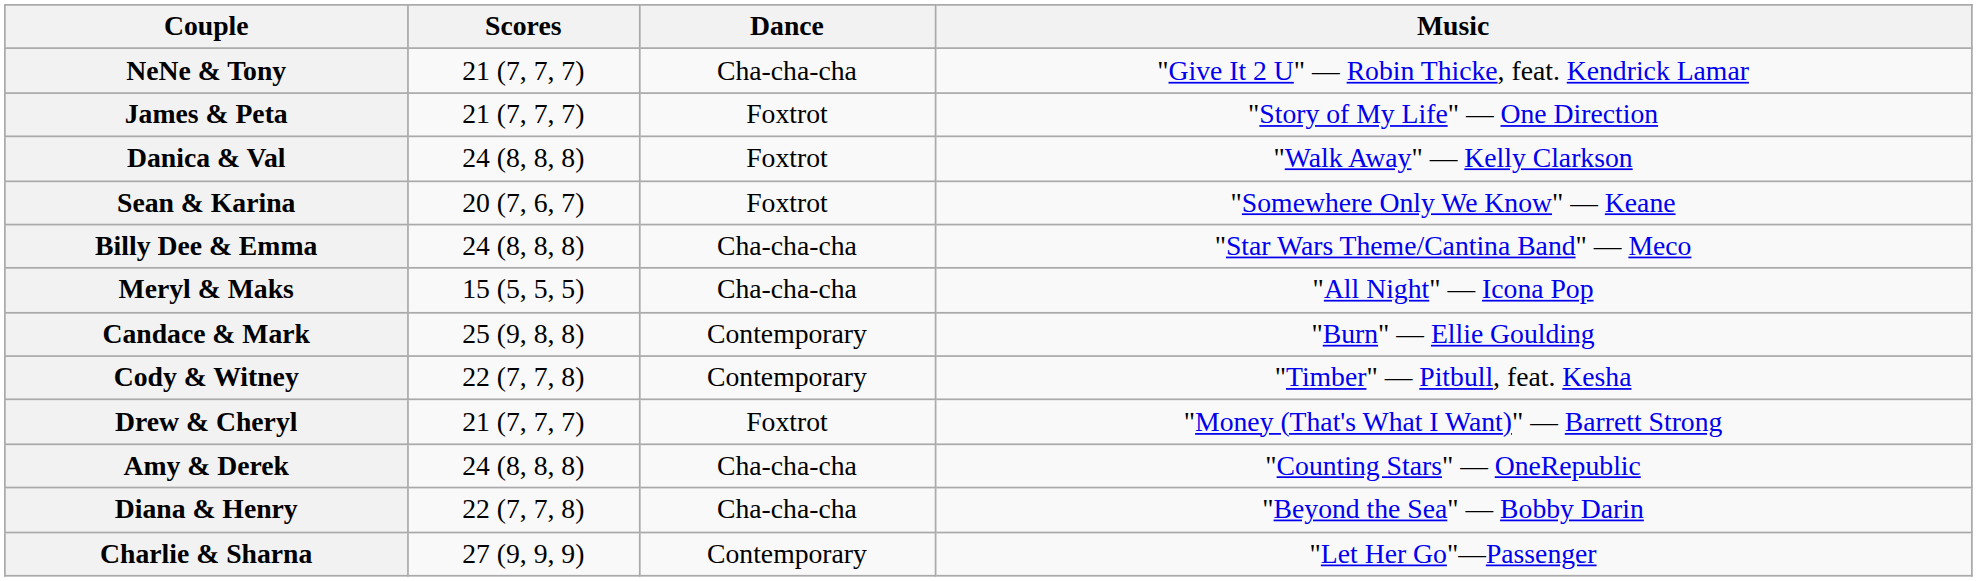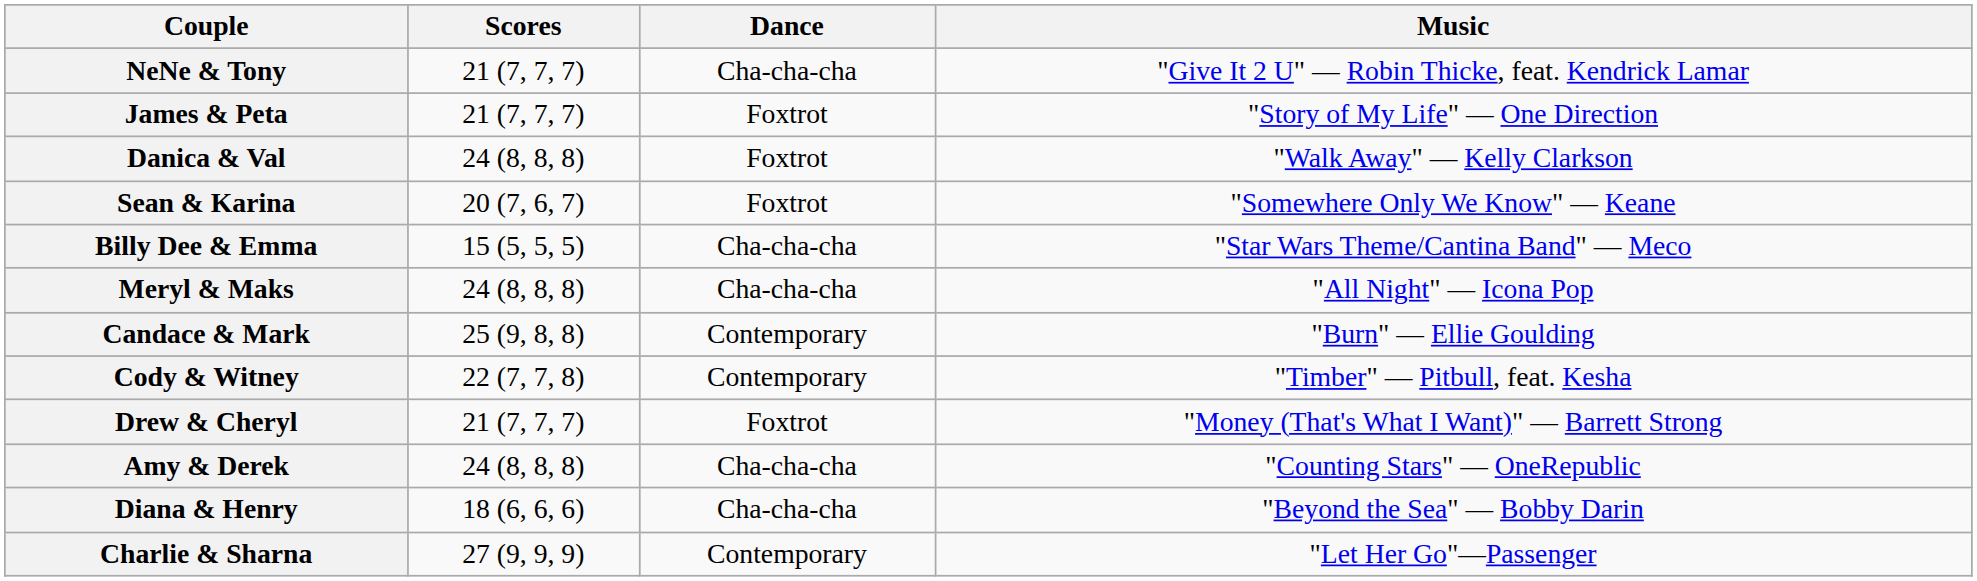(523, 245) 24 (8, 8, 8) -> (523, 245) 15 (5, 5, 5)
(523, 289) 15 (5, 5, 5) -> (523, 289) 24 (8, 8, 8)
(523, 509) 22 (7, 7, 8) -> (523, 509) 18 (6, 6, 6)
